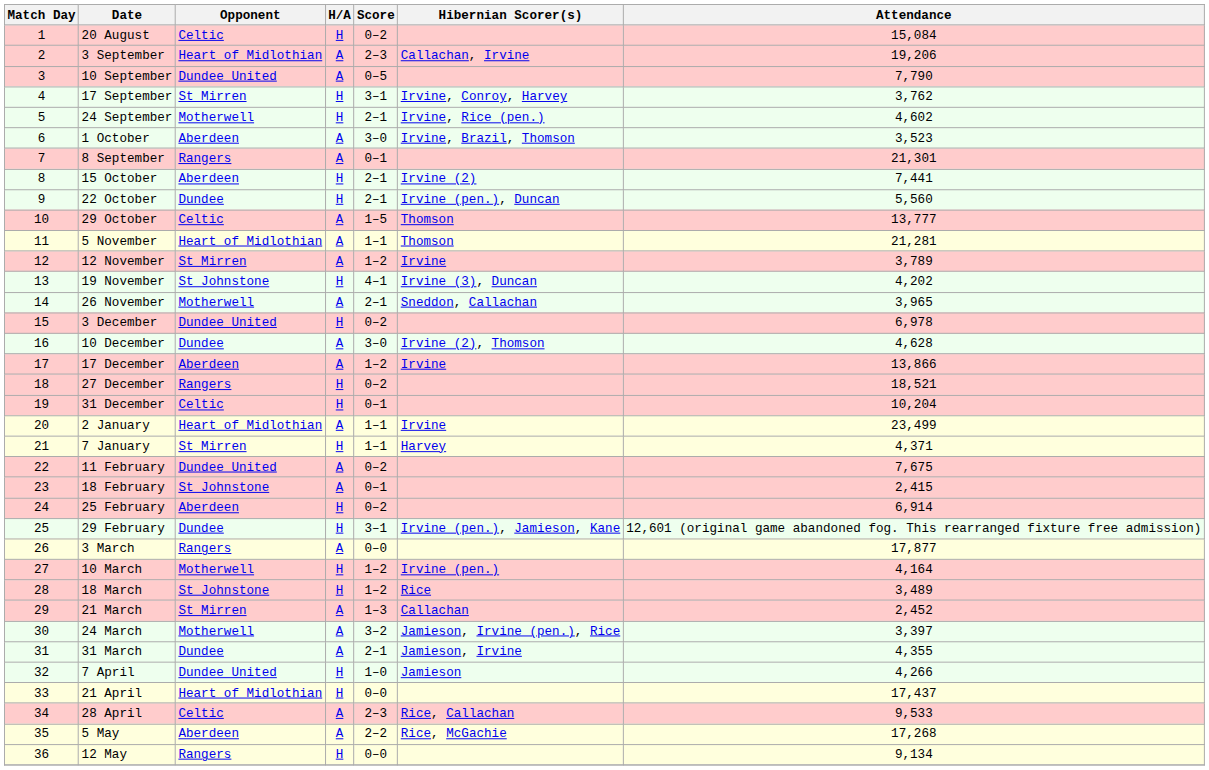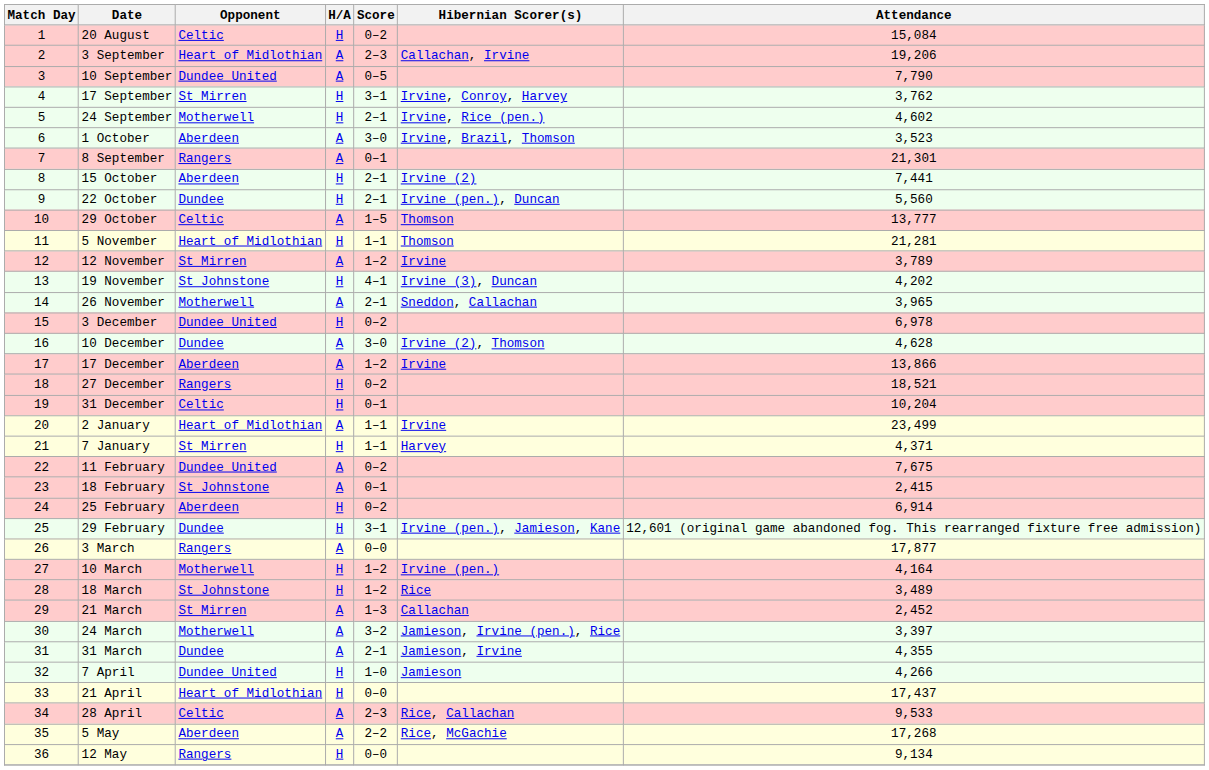(340, 241) A -> (340, 241) H
